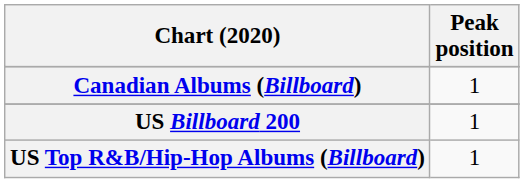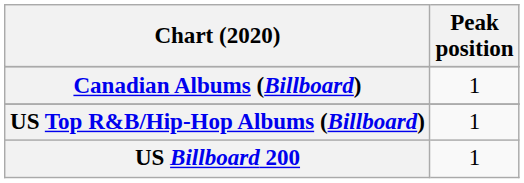rows swapped: (217, 121) <-> (217, 158)
